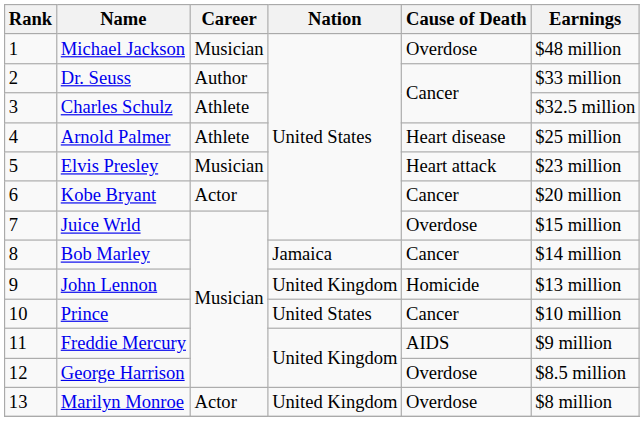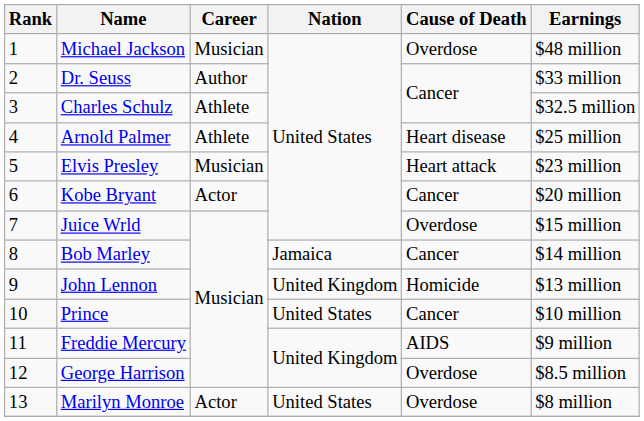(335, 401) United Kingdom -> (322, 401) United States
